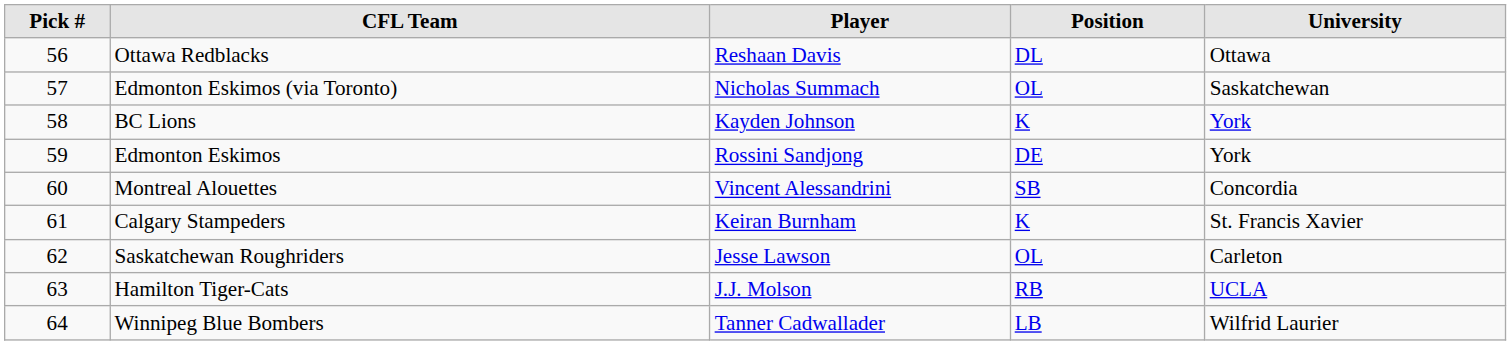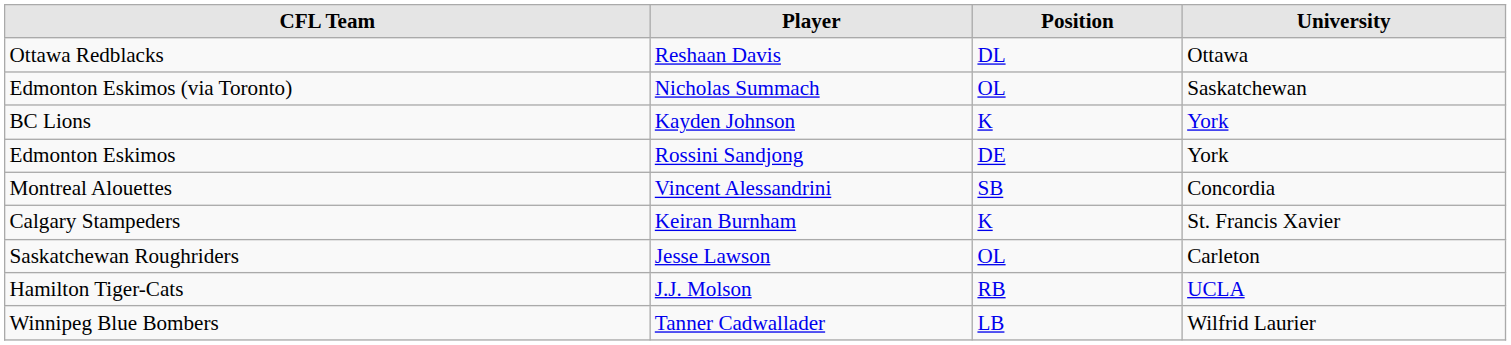- column: (57, 21)
